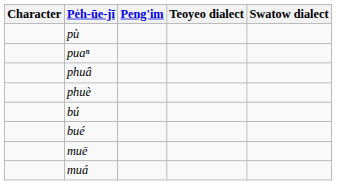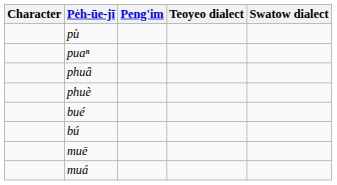rows swapped: (73, 111) <-> (76, 131)
